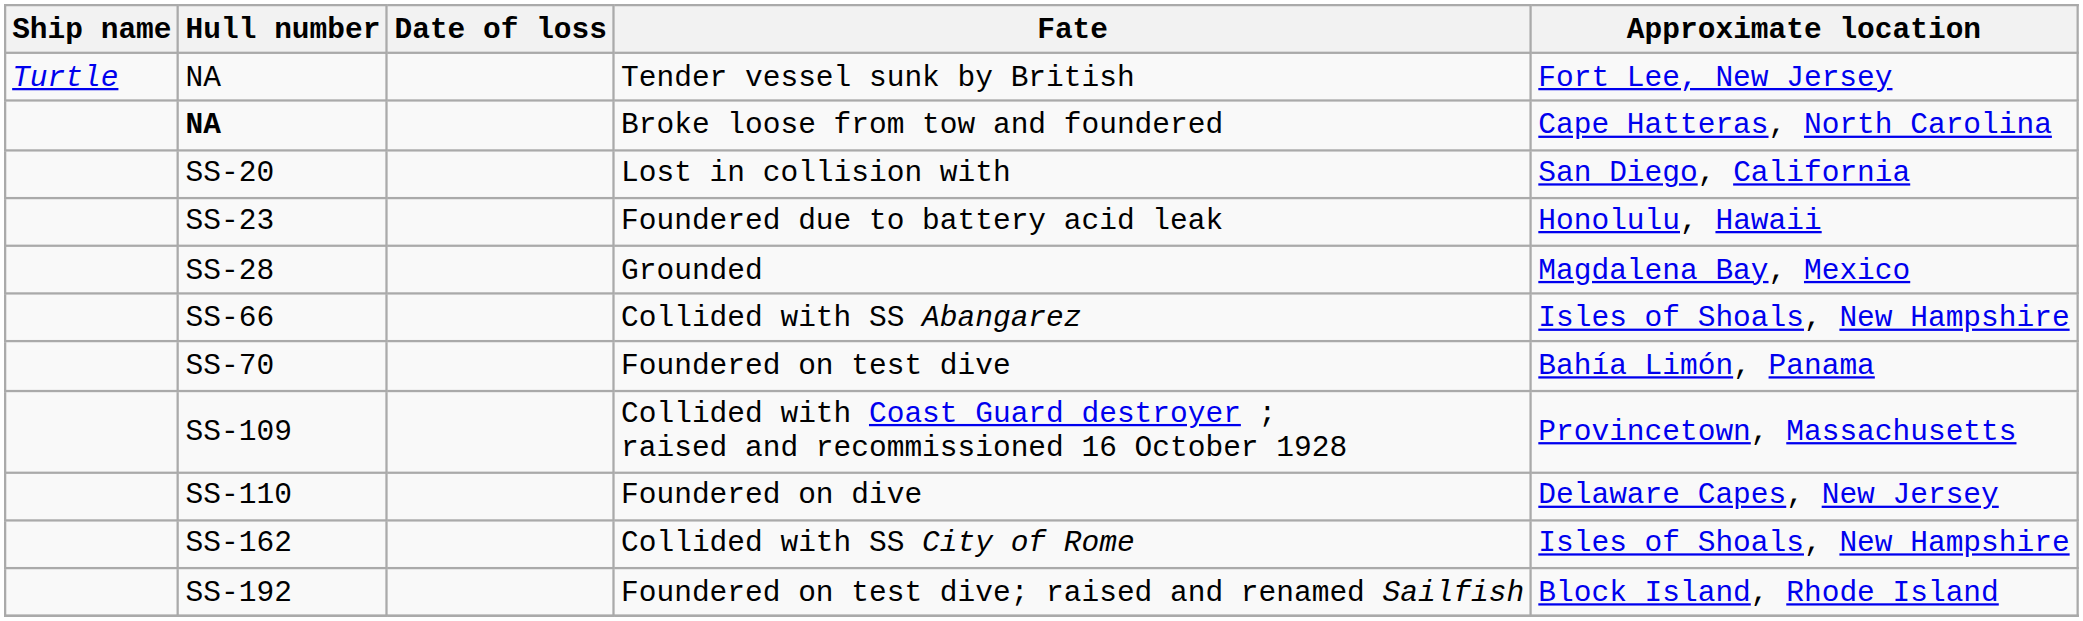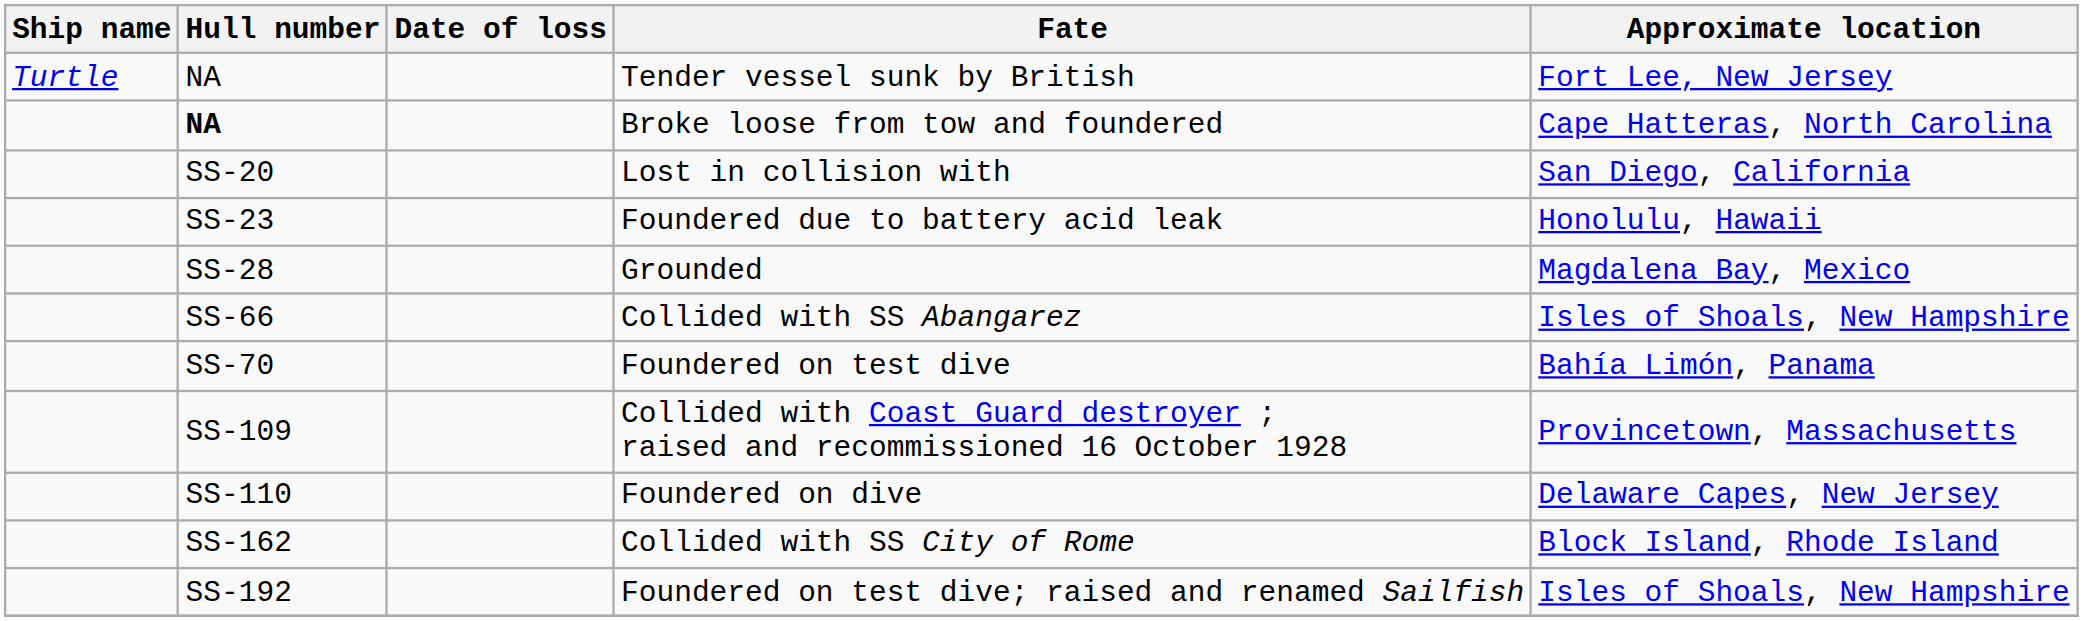(1804, 544) Isles of Shoals, New Hampshire -> (1769, 544) Block Island, Rhode Island
(1769, 592) Block Island, Rhode Island -> (1804, 592) Isles of Shoals, New Hampshire
